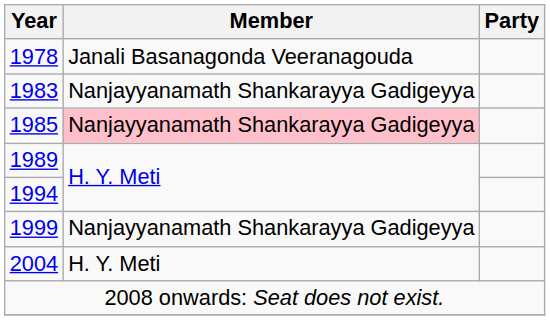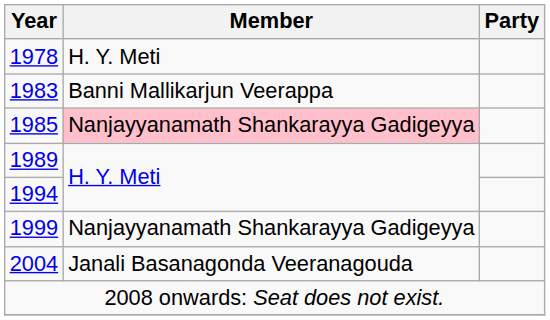(241, 56) Janali Basanagonda Veeranagouda -> (114, 56) H. Y. Meti
(271, 90) Nanjayyanamath Shankarayya Gadigeyya -> (201, 90) Banni Mallikarjun Veerappa
(114, 263) H. Y. Meti -> (241, 263) Janali Basanagonda Veeranagouda
